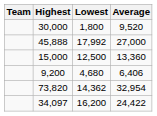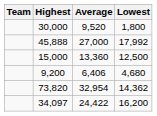columns swapped: (91, 12) <-> (131, 12)
